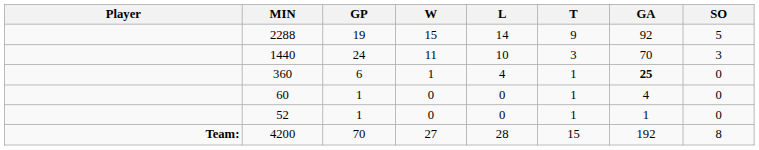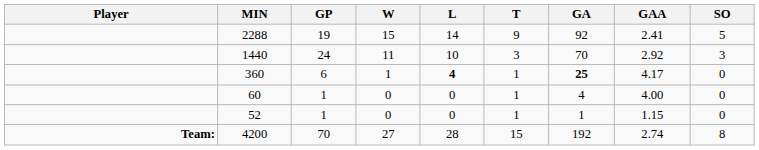+ column: (652, 14)
(502, 74) normal -> (452, 74) bold
